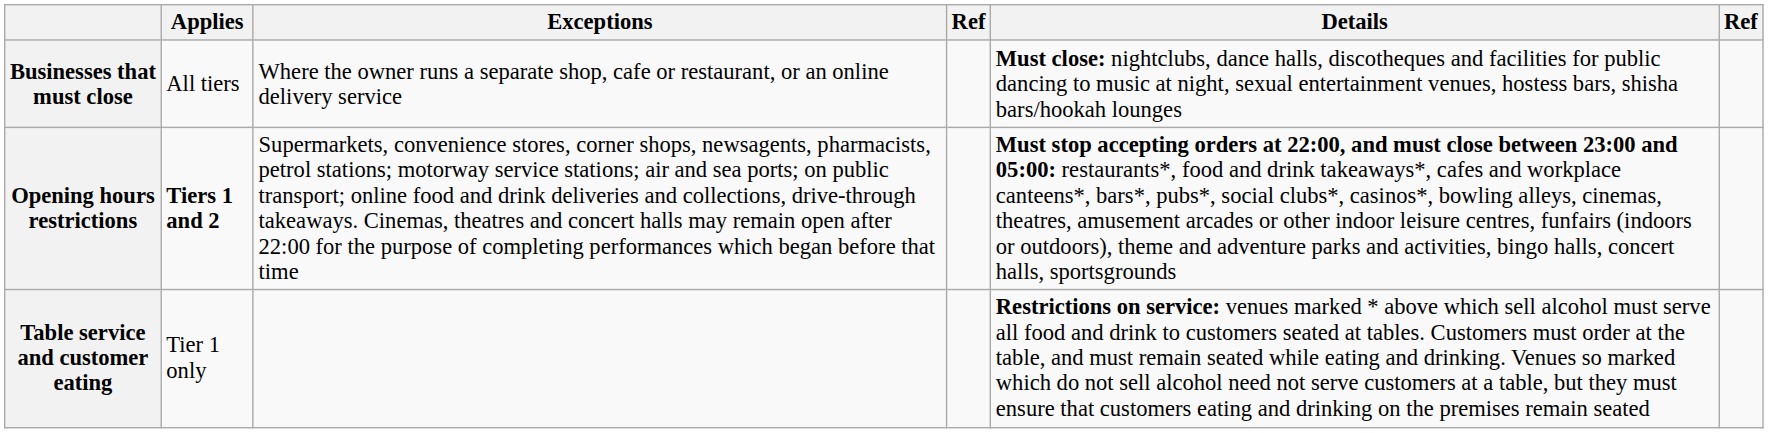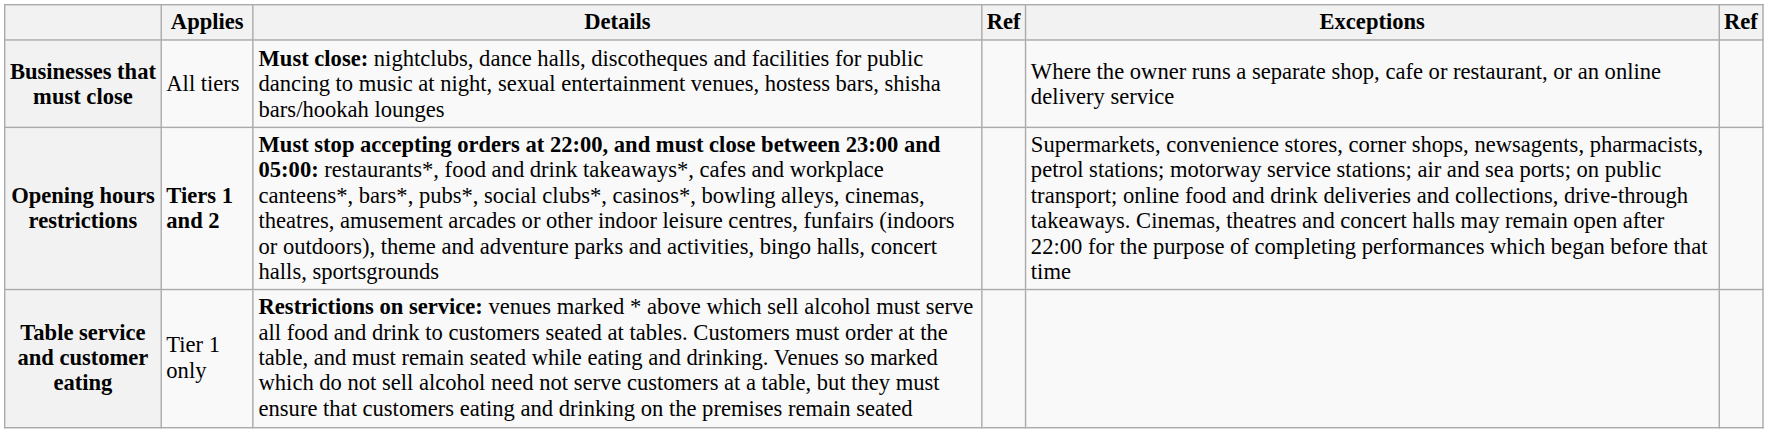columns swapped: (1355, 22) <-> (600, 22)
